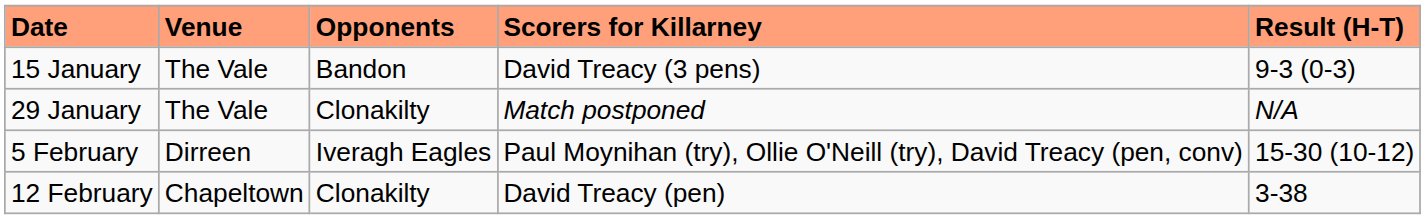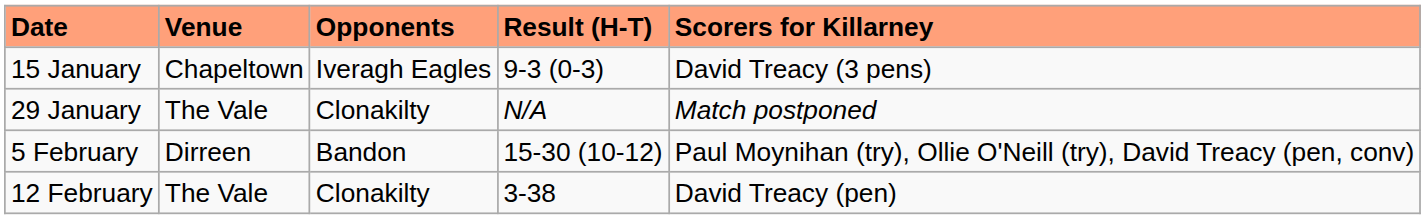columns swapped: (1330, 26) <-> (633, 26)
(216, 67) The Vale -> (234, 67) Chapeltown
(361, 67) Bandon -> (404, 67) Iveragh Eagles
(404, 151) Iveragh Eagles -> (361, 151) Bandon
(234, 192) Chapeltown -> (216, 192) The Vale
